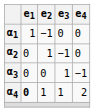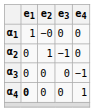(47, 34) −1 -> (47, 34) −0
(64, 73) 1 -> (64, 73) 0
(43, 92) 1 -> (43, 92) 0
(61, 92) 1 -> (61, 92) 0
(81, 92) 2 -> (81, 92) 1
